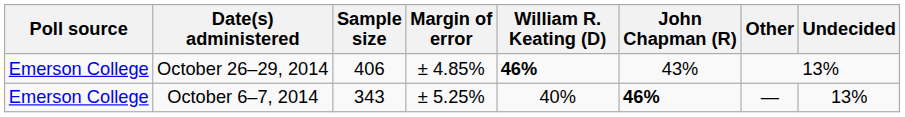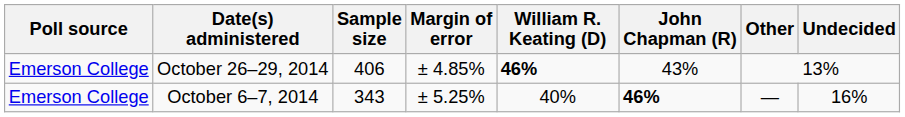(849, 97) 13% -> (849, 97) 16%
